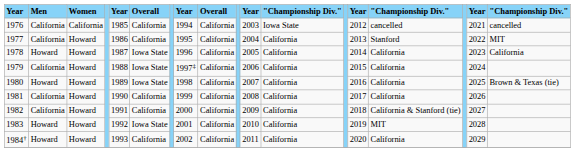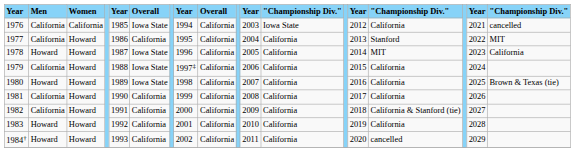(149, 24) California -> (150, 24) Iowa State
(386, 24) cancelled -> (388, 24) California
(388, 52) California -> (378, 52) MIT
(150, 124) Iowa State -> (149, 124) California
(378, 124) MIT -> (388, 124) California
(388, 139) California -> (386, 139) cancelled
